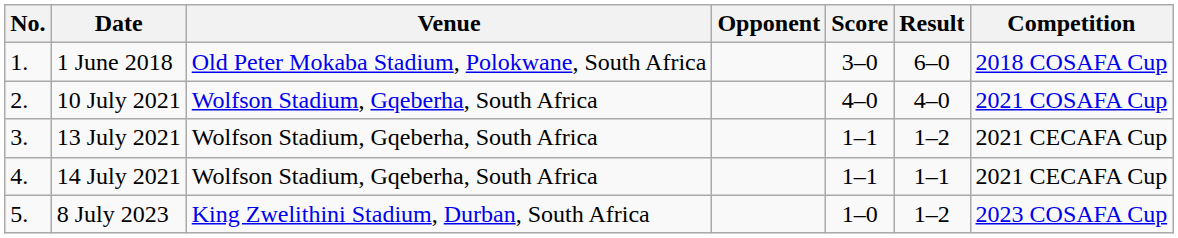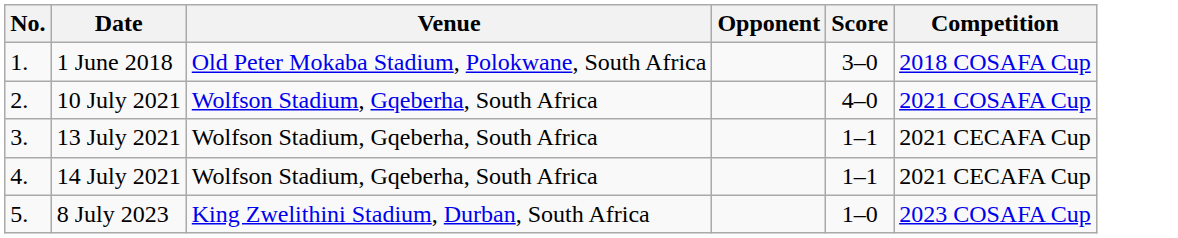- column: (932, 23)
